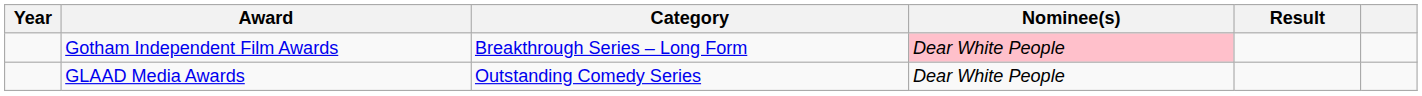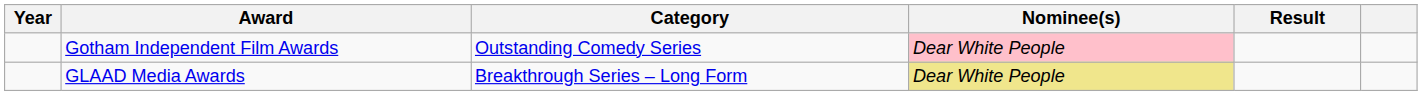(611, 47) Breakthrough Series – Long Form -> (588, 47) Outstanding Comedy Series
(588, 76) Outstanding Comedy Series -> (611, 76) Breakthrough Series – Long Form
(989, 76) no background -> (989, 76) khaki background
